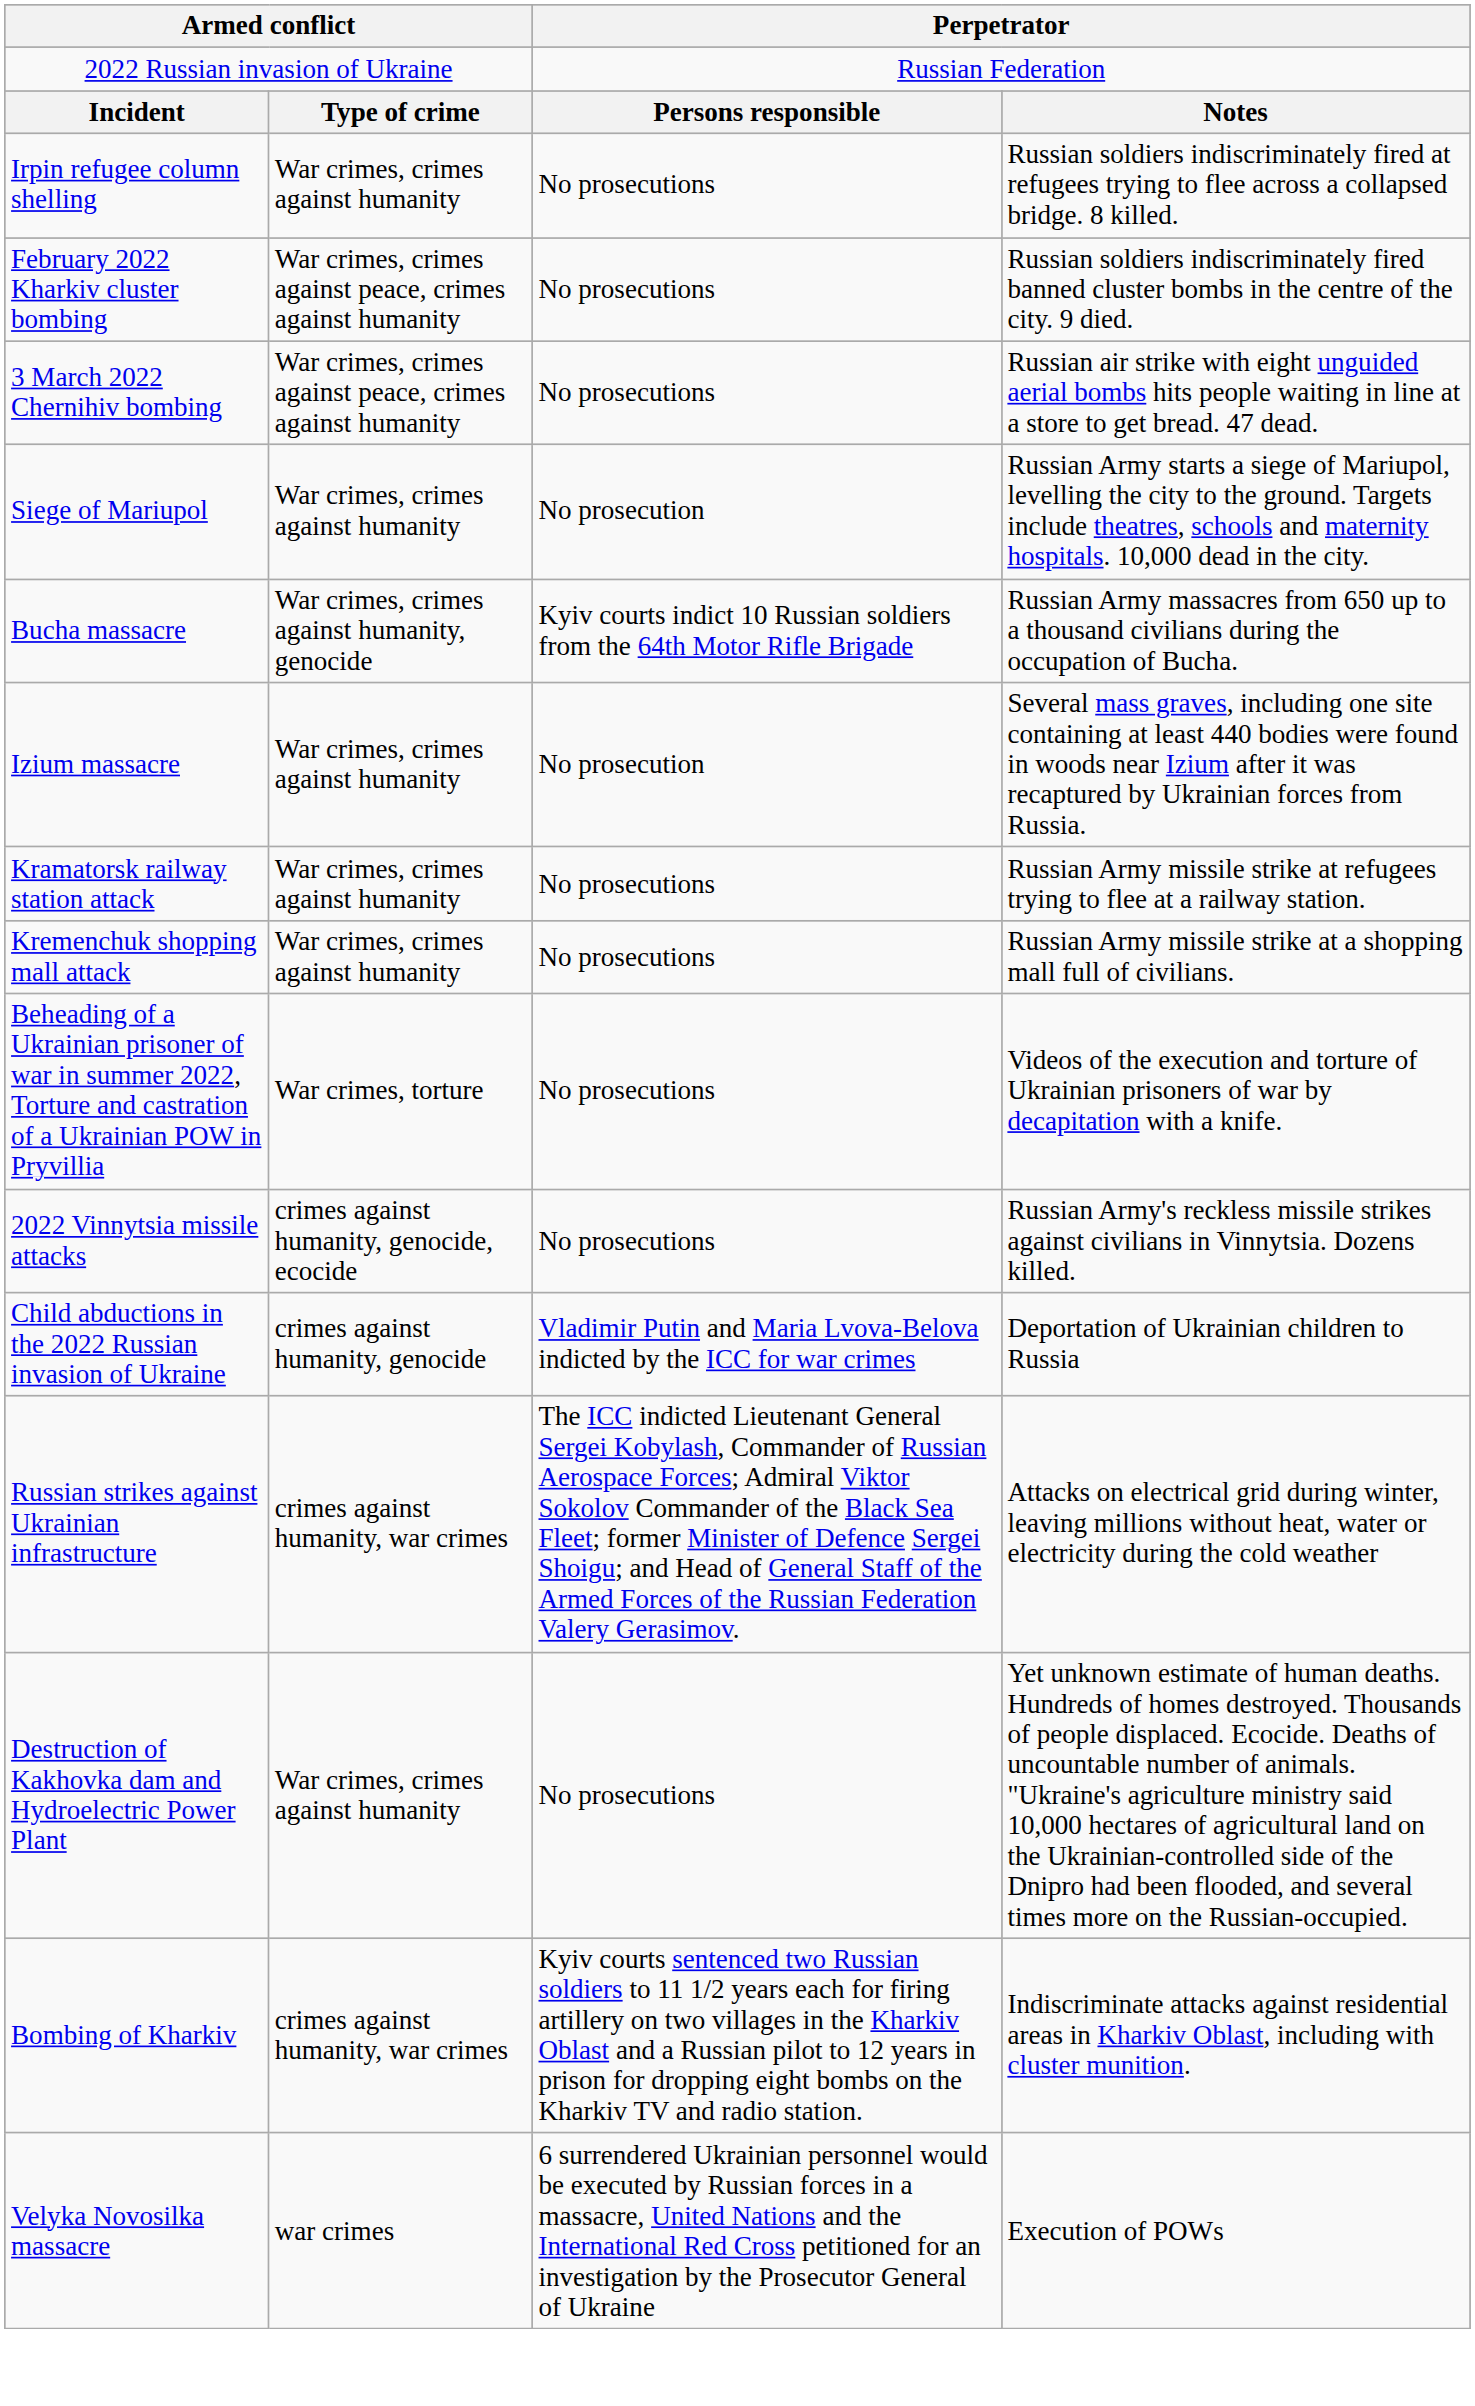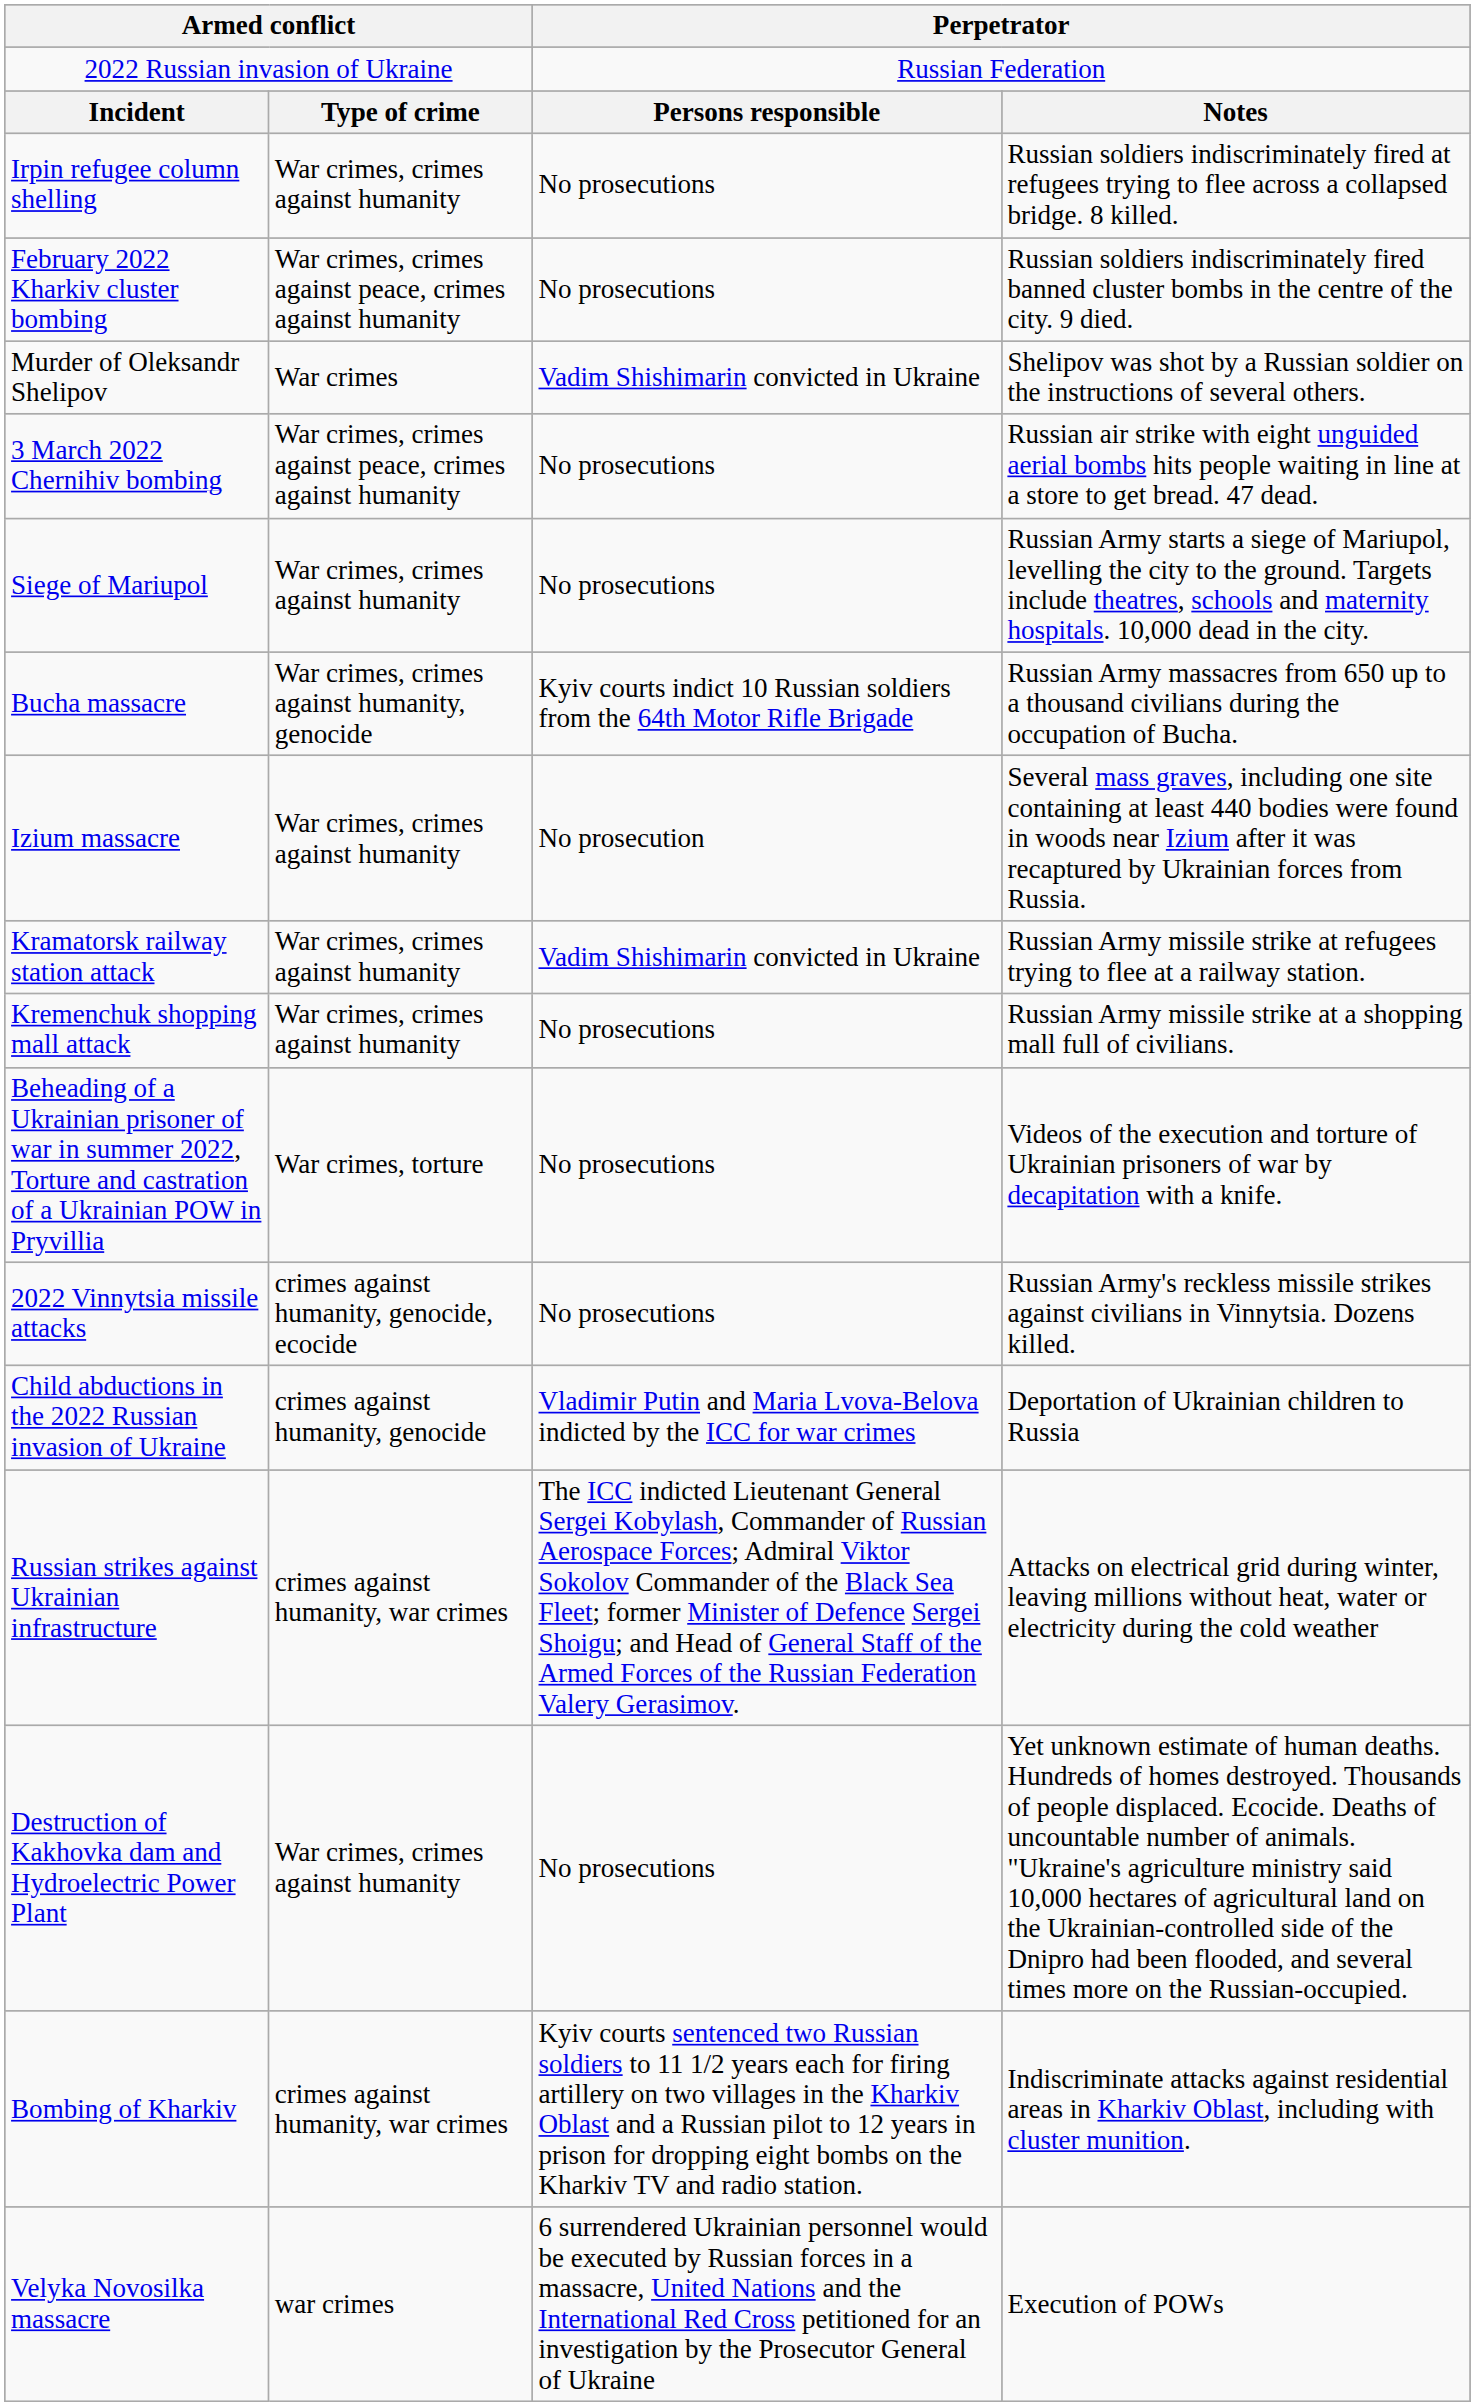+ row: (125, 377)
(621, 511) No prosecution -> (627, 584) No prosecutions
(627, 883) No prosecutions -> (759, 956) Vadim Shishimarin convicted in Ukraine
